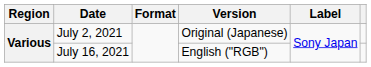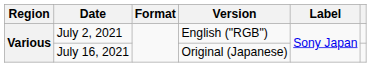(235, 33) Original (Japanese) -> (225, 33) English ("RGB")
(225, 52) English ("RGB") -> (235, 52) Original (Japanese)
